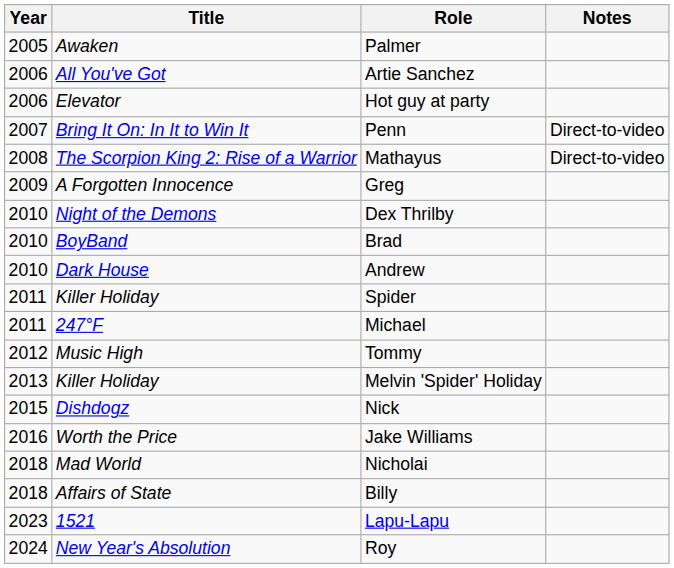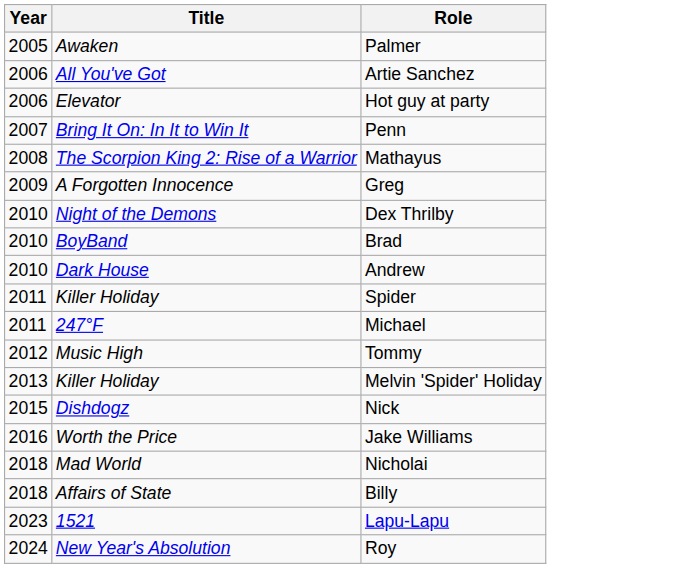- column: (607, 18)
